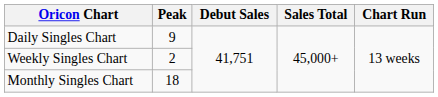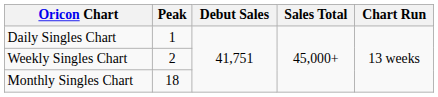(172, 37) 9 -> (172, 37) 1
